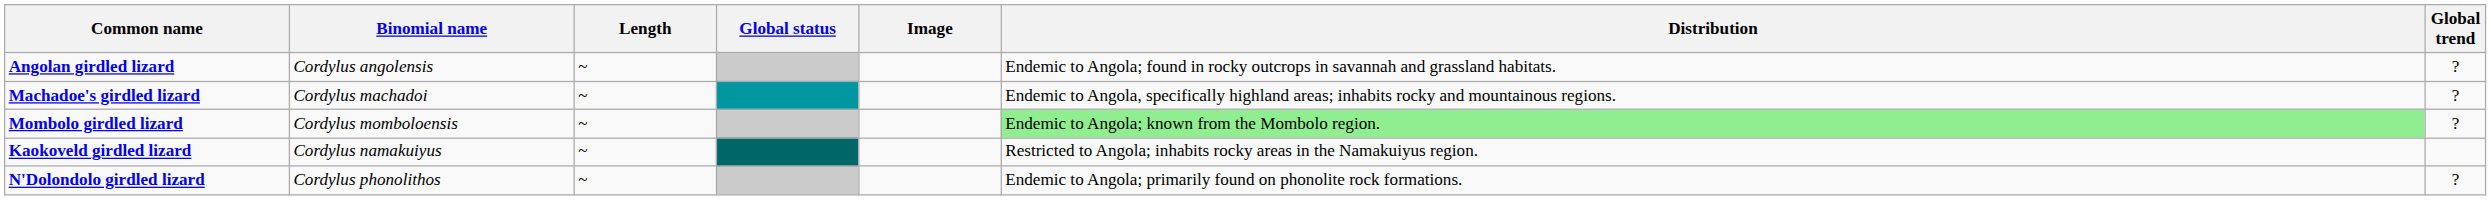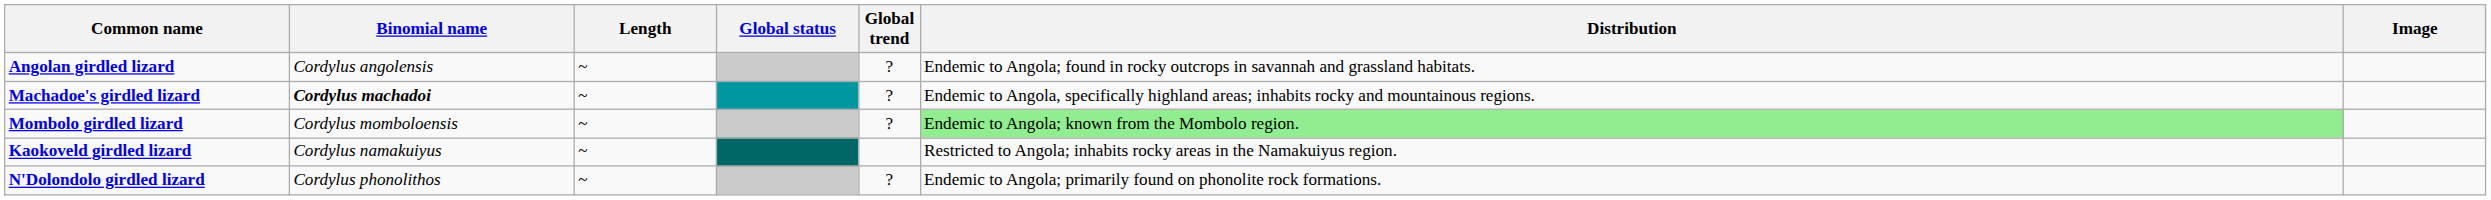columns swapped: (2455, 28) <-> (930, 28)
(360, 94) normal -> (362, 94) bold
